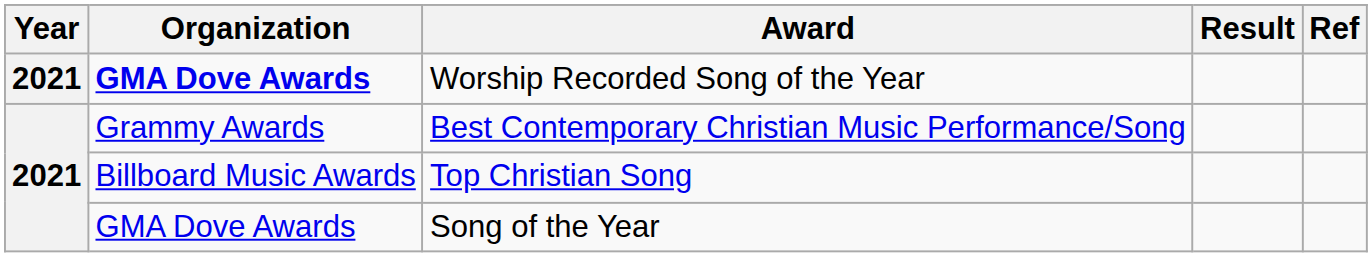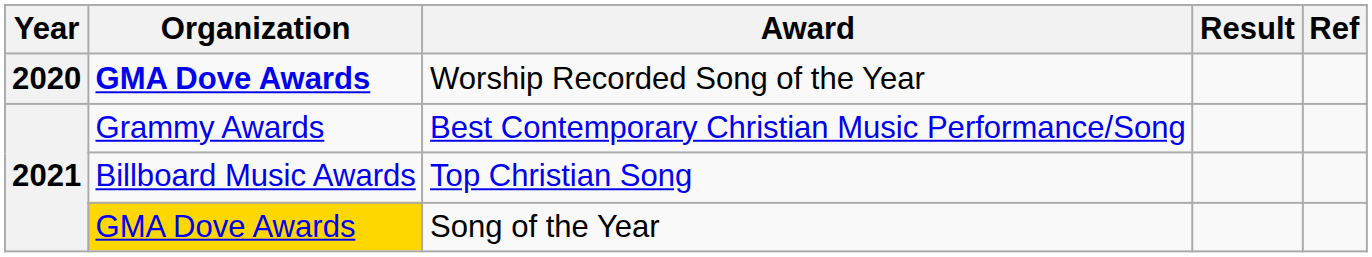(47, 78) 2021 -> (47, 78) 2020
(225, 226) no background -> (225, 226) gold background
